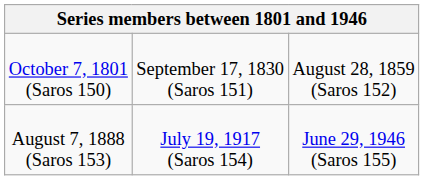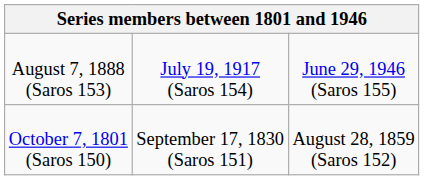rows swapped: (68, 79) <-> (68, 149)
